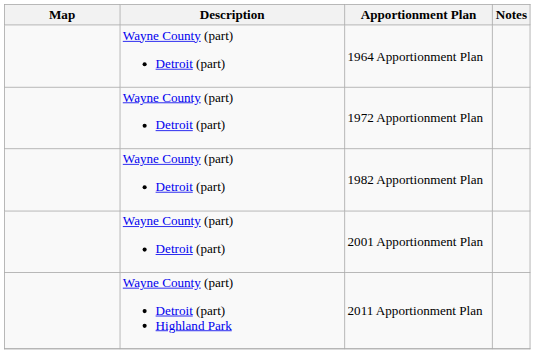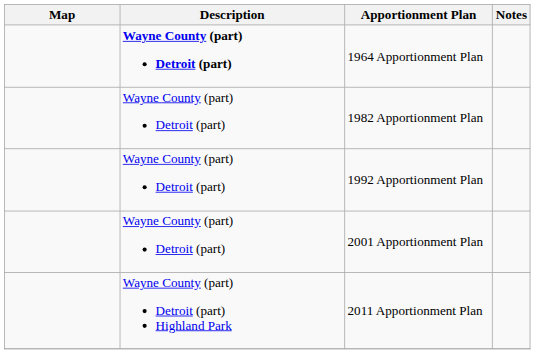(232, 50) normal -> (232, 50) bold
- row: (415, 118)
+ row: (415, 179)
